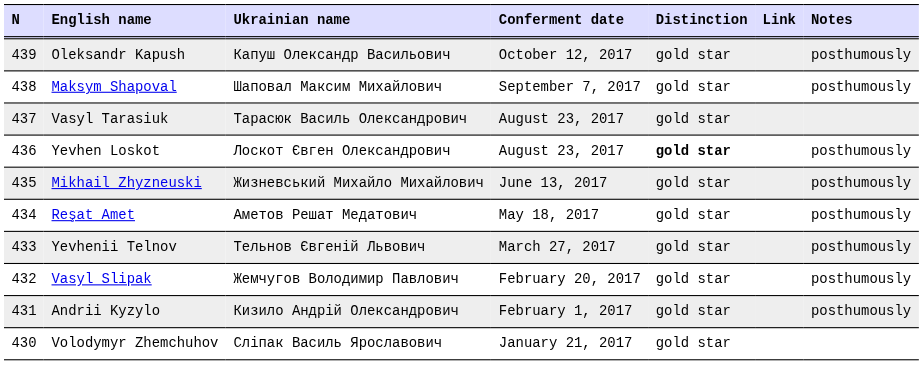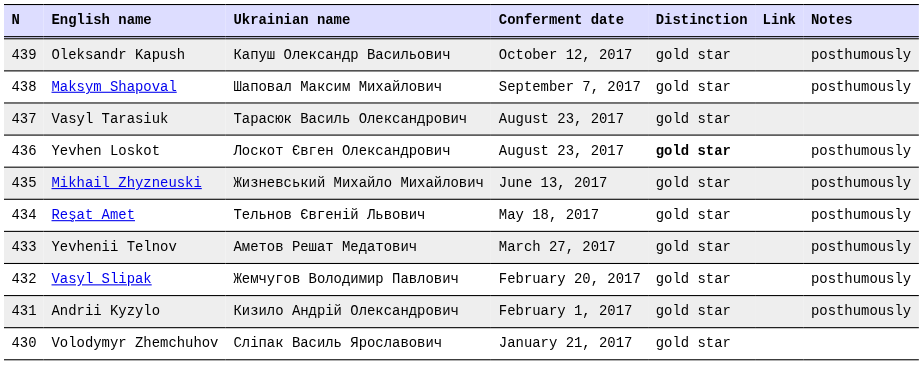(325, 215) Аметов Решат Медатович -> (329, 215) Тельнов Євгеній Львович
(329, 247) Тельнов Євгеній Львович -> (325, 247) Аметов Решат Медатович
